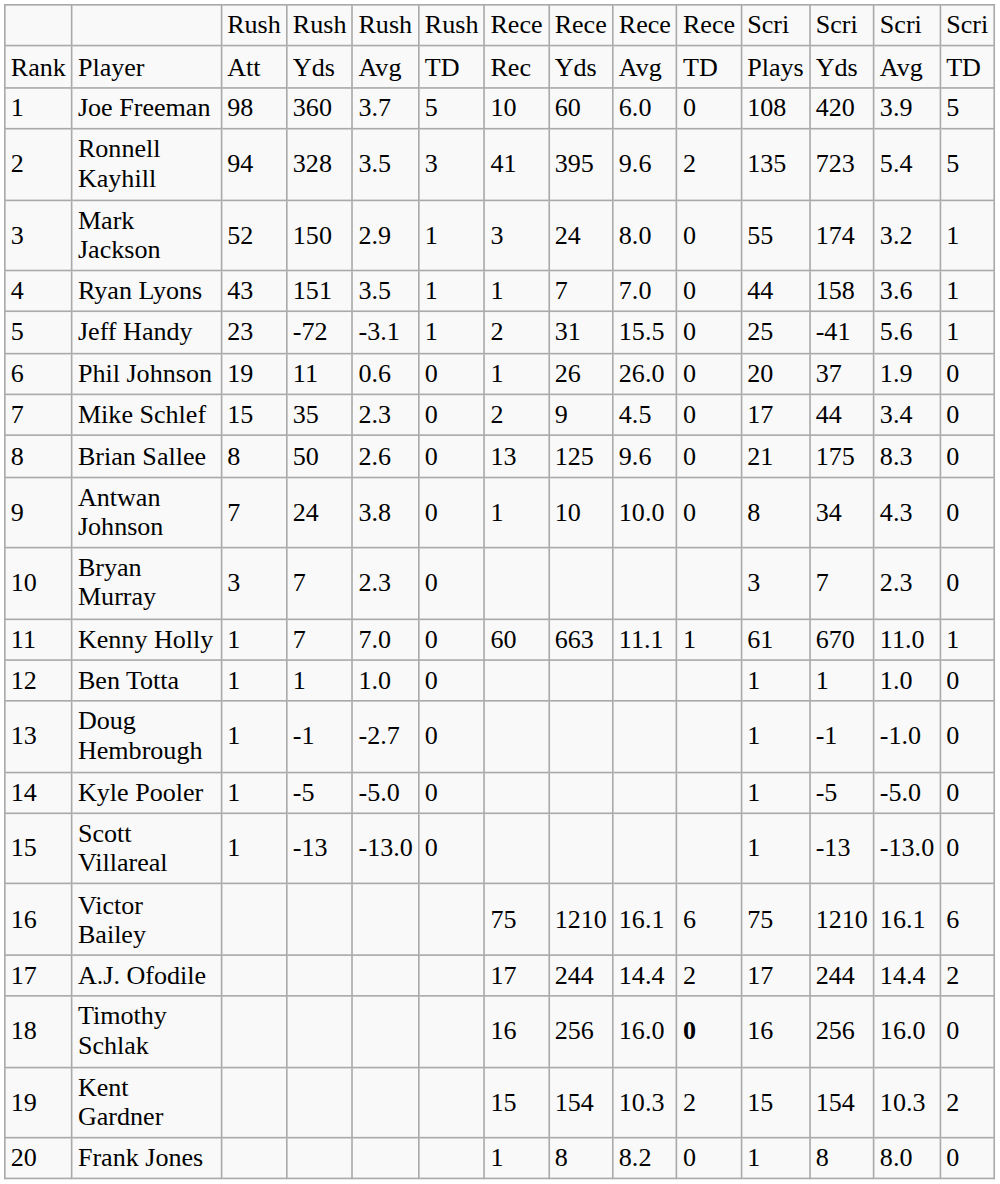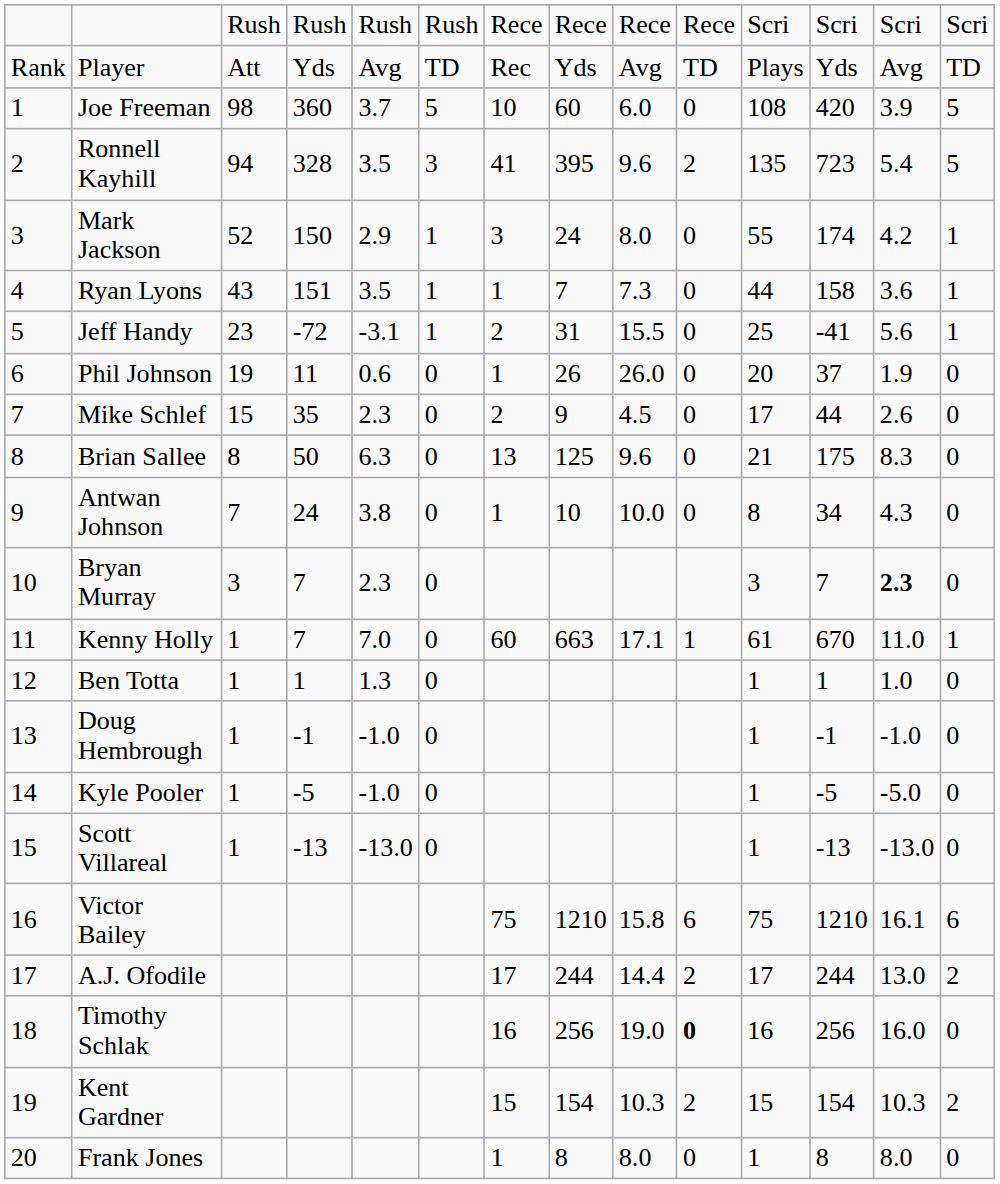(896, 234) 3.2 -> (896, 234) 4.2
(635, 290) 7.0 -> (635, 290) 7.3
(896, 414) 3.4 -> (896, 414) 2.6
(375, 456) 2.6 -> (375, 456) 6.3
(896, 582) normal -> (896, 582) bold
(641, 638) 11.1 -> (642, 638) 17.1
(375, 680) 1.0 -> (375, 680) 1.3
(379, 736) -2.7 -> (379, 736) -1.0
(379, 792) -5.0 -> (379, 792) -1.0
(642, 919) 16.1 -> (642, 919) 15.8
(903, 975) 14.4 -> (903, 975) 13.0
(642, 1031) 16.0 -> (642, 1031) 19.0
(635, 1157) 8.2 -> (635, 1157) 8.0
